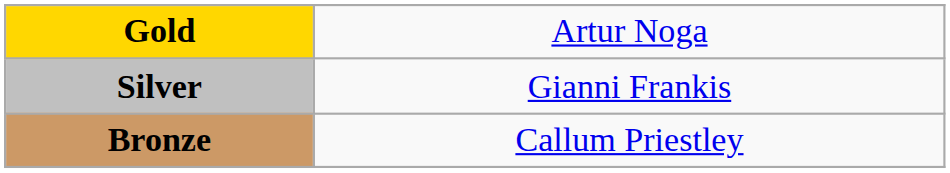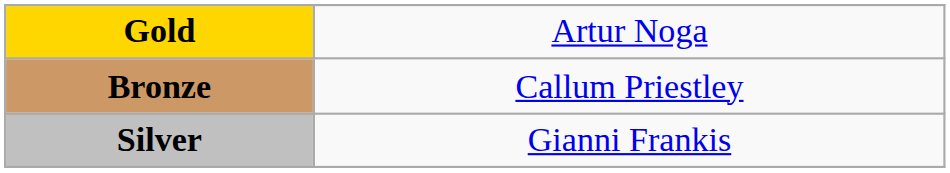rows swapped: (159, 85) <-> (159, 139)
